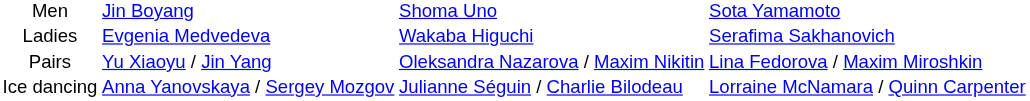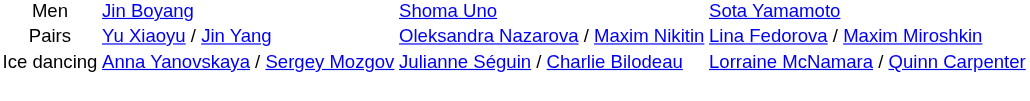- row: (50, 36)
